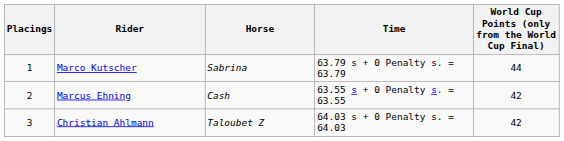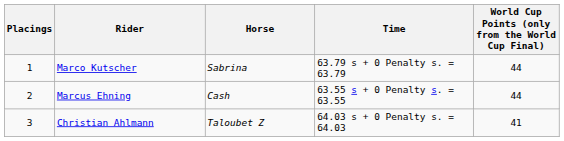(516, 95) 42 -> (516, 95) 44
(516, 122) 42 -> (516, 122) 41
